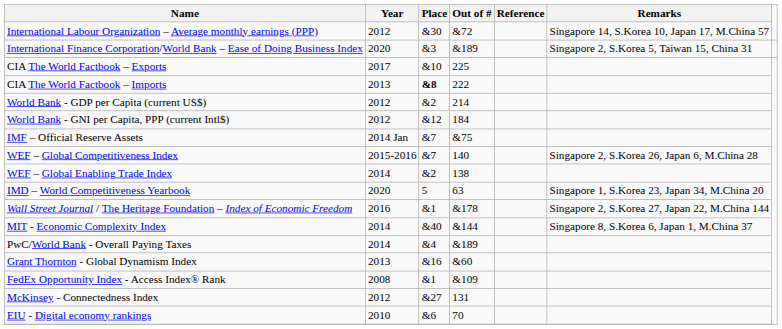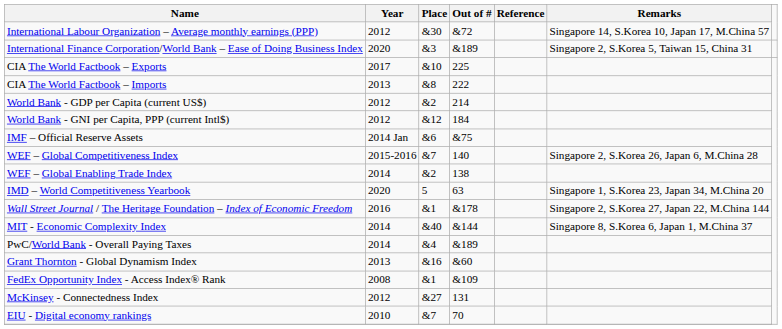(429, 84) bold -> (429, 84) normal
(429, 137) &7 -> (429, 137) &6
(429, 315) &6 -> (429, 315) &7
